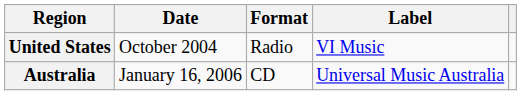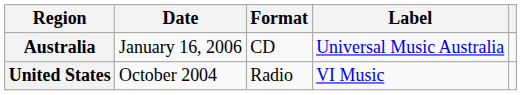rows swapped: (60, 47) <-> (60, 75)
